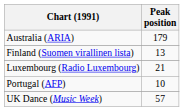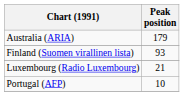(160, 53) 13 -> (160, 53) 93
- row: (54, 99)
